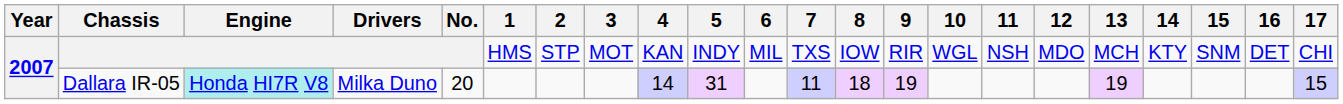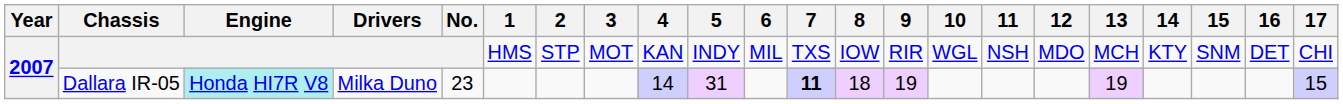(462, 84) 20 -> (462, 84) 23
(811, 84) normal -> (811, 84) bold
